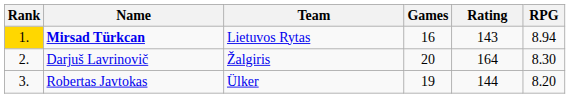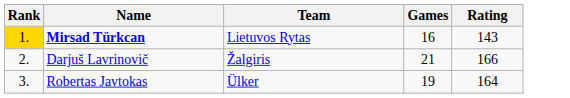- column: (544, 15)
(428, 59) 20 -> (428, 59) 21
(487, 59) 164 -> (487, 59) 166
(487, 81) 144 -> (487, 81) 164
